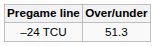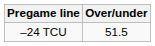(116, 32) 51.3 -> (116, 32) 51.5
